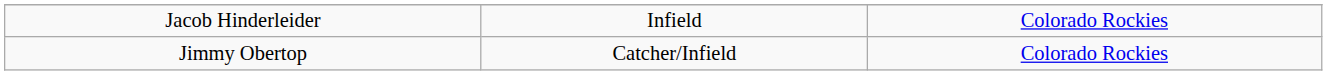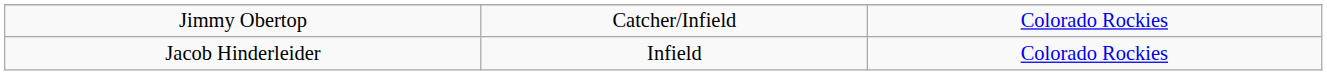rows swapped: (243, 20) <-> (243, 53)
